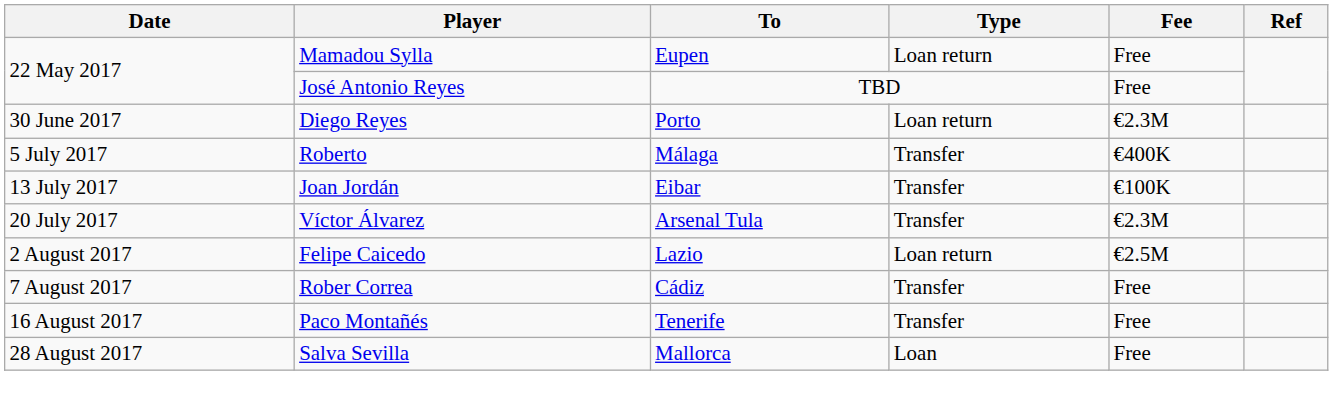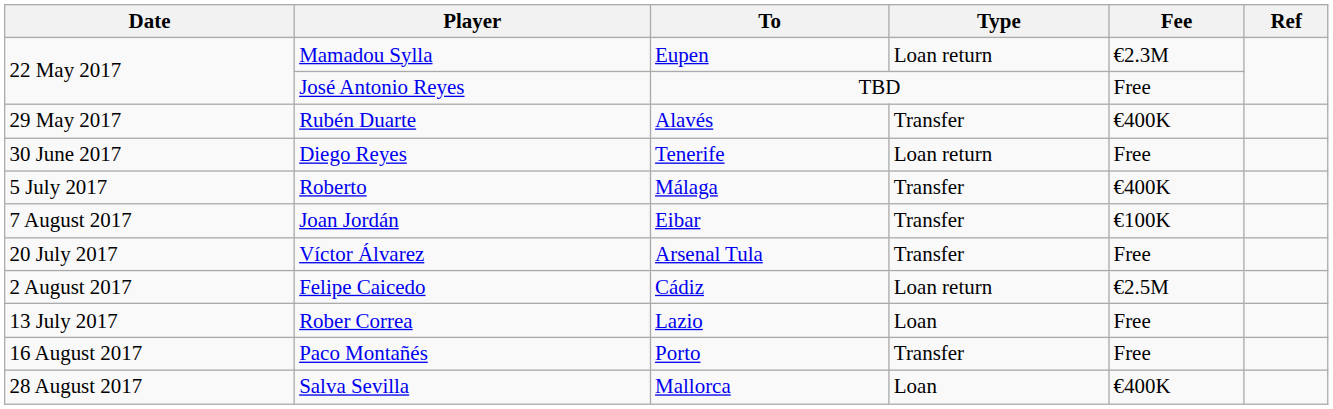(1132, 54) Free -> (1141, 54) €2.3M
+ row: (358, 120)
(678, 120) Porto -> (690, 154) Tenerife
(1141, 120) €2.3M -> (1132, 154) Free
(64, 187) 13 July 2017 -> (71, 220) 7 August 2017
(1141, 220) €2.3M -> (1132, 253) Free
(679, 253) Lazio -> (680, 287) Cádiz
(71, 287) 7 August 2017 -> (64, 320) 13 July 2017
(680, 287) Cádiz -> (679, 320) Lazio
(929, 287) Transfer -> (915, 320) Loan
(690, 320) Tenerife -> (678, 353) Porto
(1132, 353) Free -> (1142, 386) €400K
